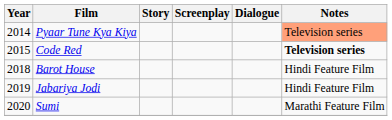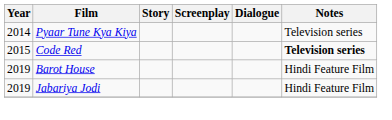(324, 32) lightsalmon background -> (324, 32) no background
(19, 69) 2018 -> (19, 69) 2019
- row: (47, 106)
